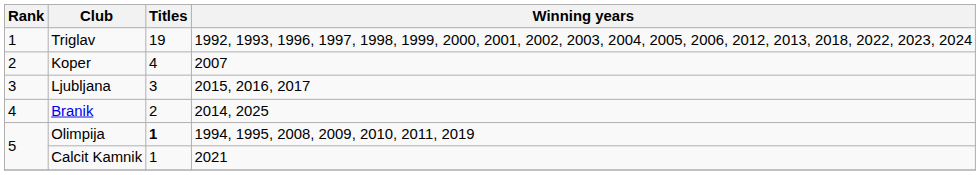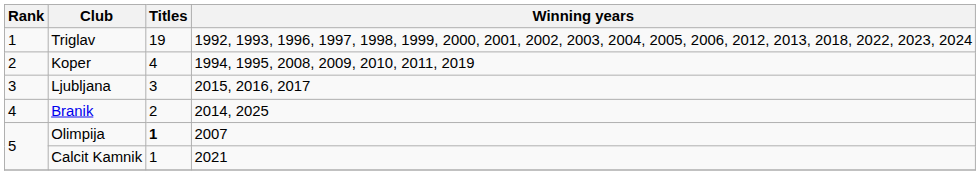(211, 63) 2007 -> (335, 63) 1994, 1995, 2008, 2009, 2010, 2011, 2019
(335, 134) 1994, 1995, 2008, 2009, 2010, 2011, 2019 -> (211, 134) 2007
